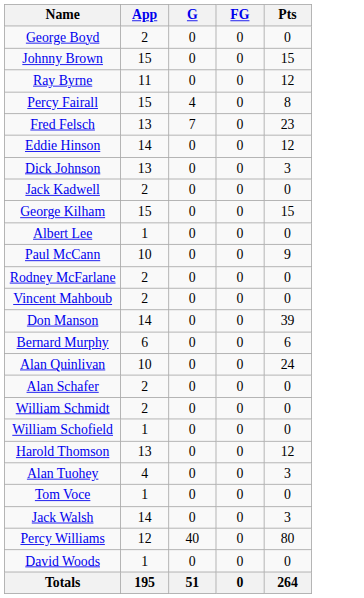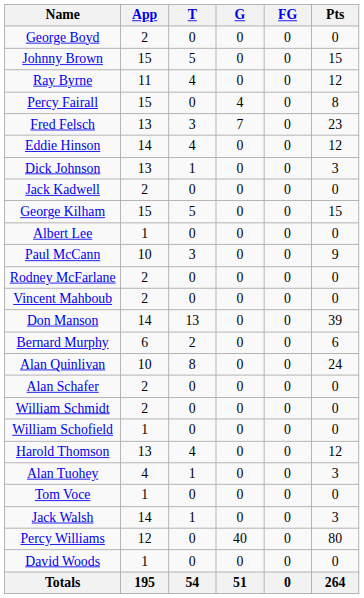+ column: (192, 15)
